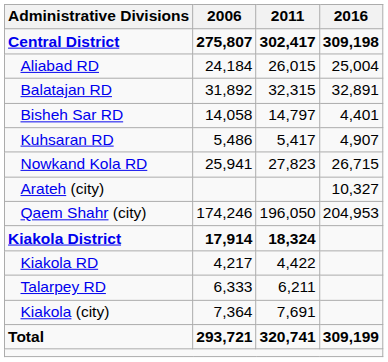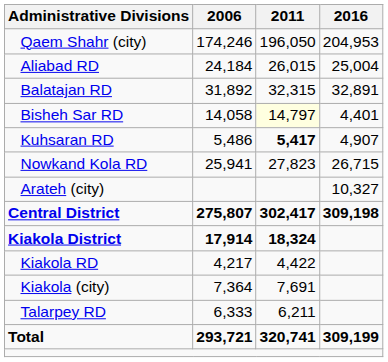rows swapped: (64, 41) <-> (83, 213)
(292, 115) no background -> (292, 115) lightyellow background
(296, 139) normal -> (296, 139) bold
rows swapped: (63, 287) <-> (65, 312)
